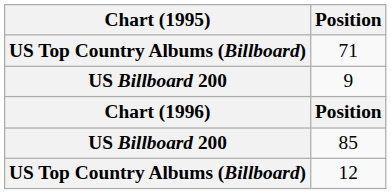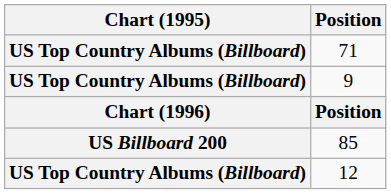(158, 81) US Billboard 200 -> (158, 81) US Top Country Albums (Billboard)
